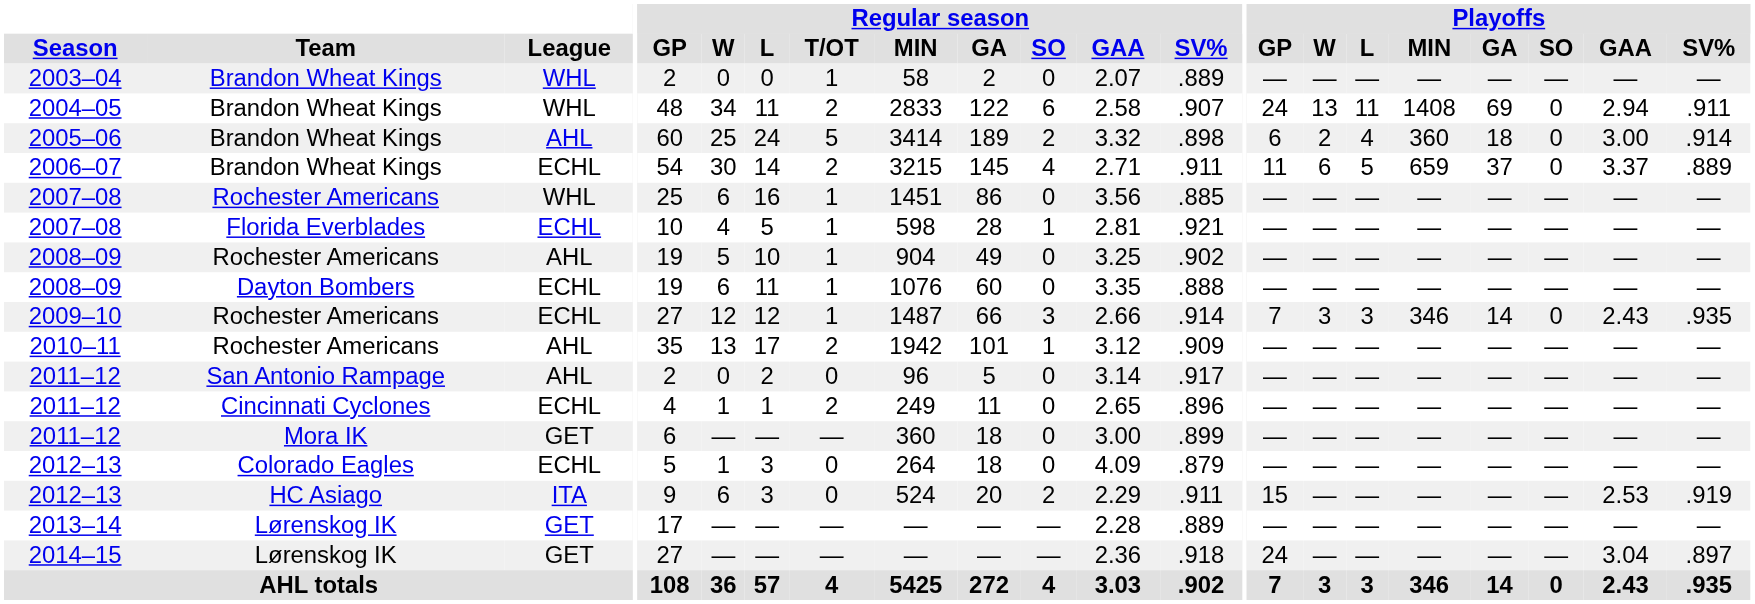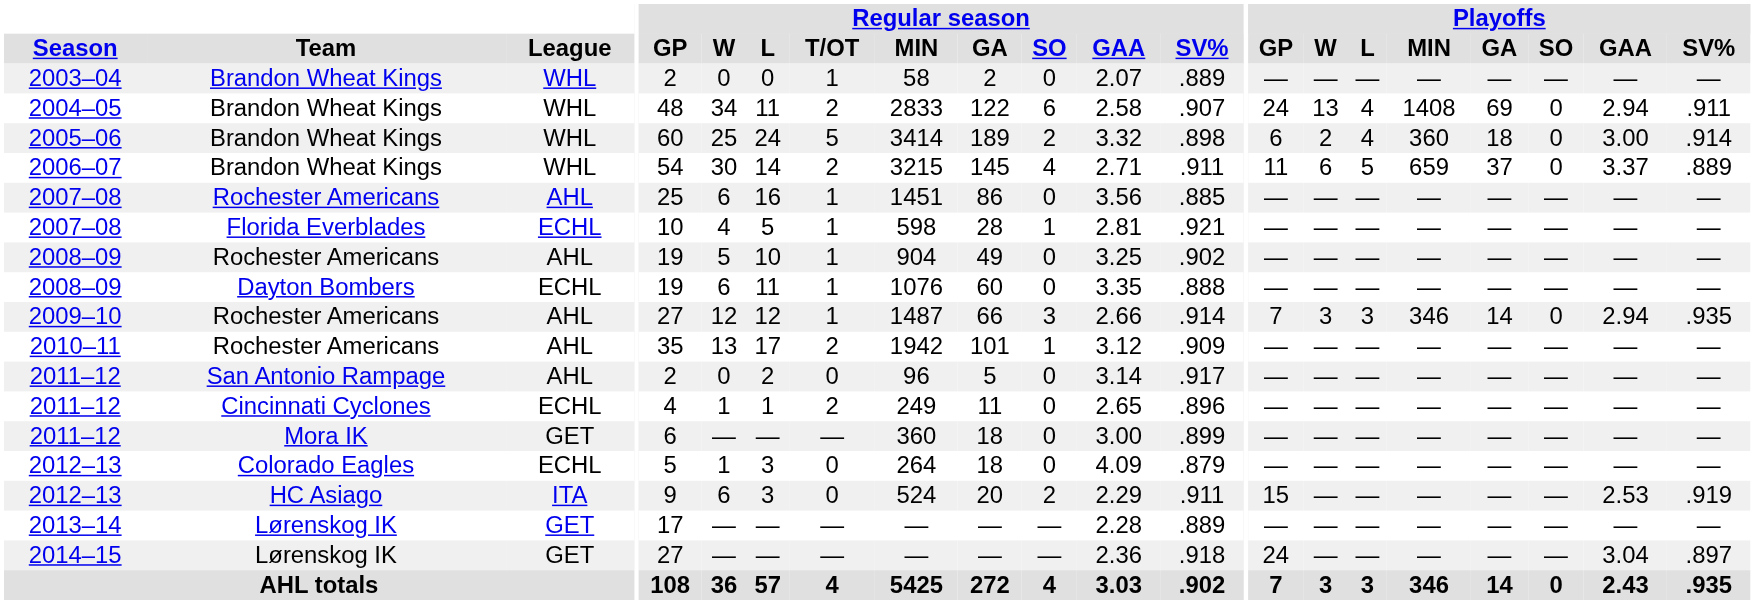(1367, 108) 11 -> (1367, 108) 4
(569, 137) AHL -> (570, 137) WHL
(569, 167) ECHL -> (570, 167) WHL
(569, 197) WHL -> (570, 197) AHL
(569, 316) ECHL -> (570, 316) AHL
(1626, 316) 2.43 -> (1625, 316) 2.94
